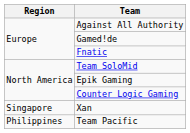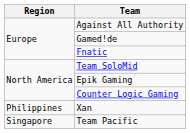(29, 108) Singapore -> (34, 108) Philippines
(34, 121) Philippines -> (29, 121) Singapore
